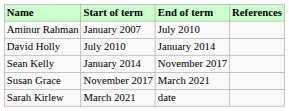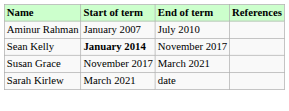- row: (33, 47)
(112, 64) normal -> (115, 47) bold
